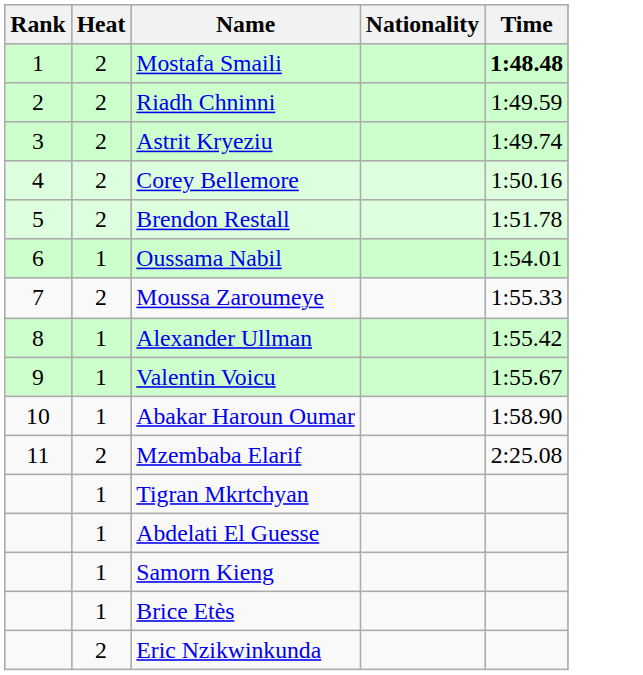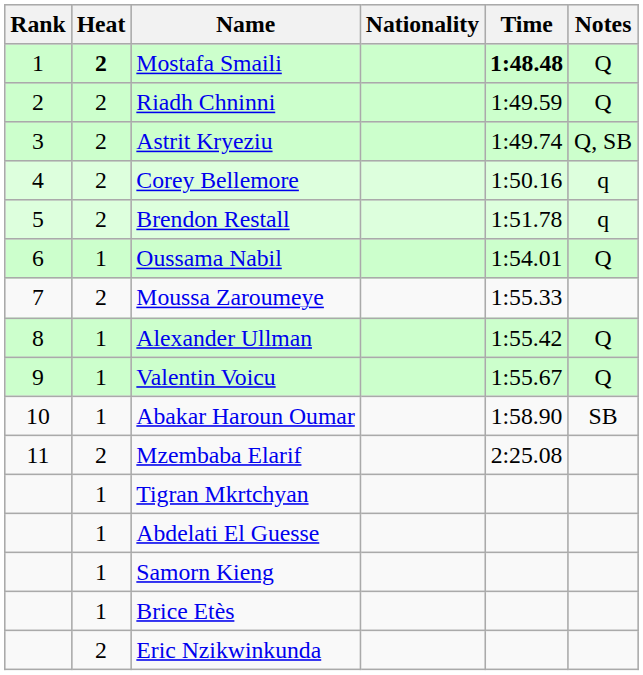+ column: (603, 24)
(101, 63) normal -> (101, 63) bold
